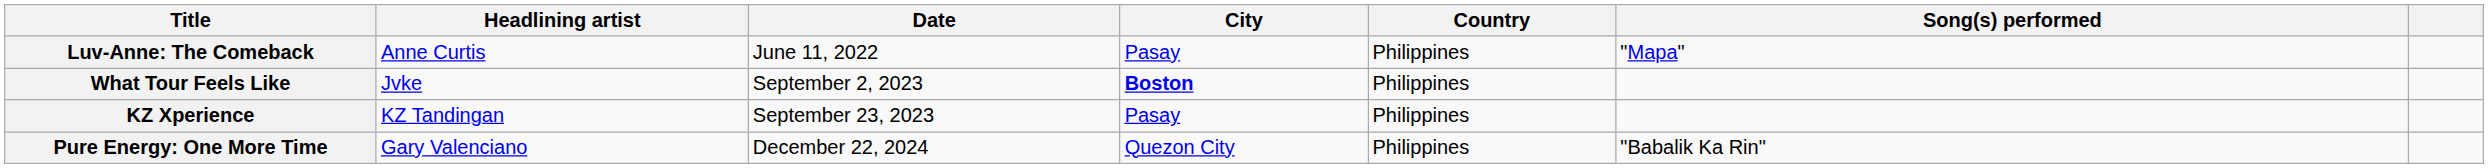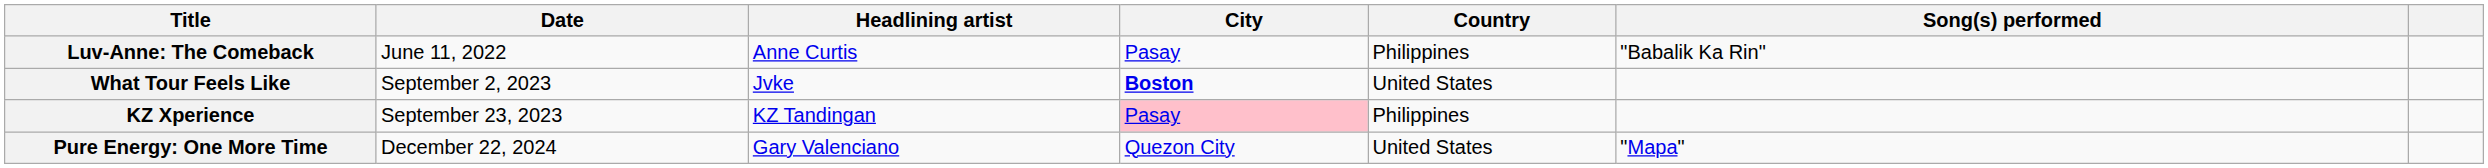columns swapped: (562, 20) <-> (934, 20)
(1652, 52) "Mapa" -> (1693, 52) "Babalik Ka Rin"
(1421, 83) Philippines -> (1433, 83) United States
(1152, 115) no background -> (1152, 115) pink background
(1421, 147) Philippines -> (1433, 147) United States
(1693, 147) "Babalik Ka Rin" -> (1652, 147) "Mapa"
